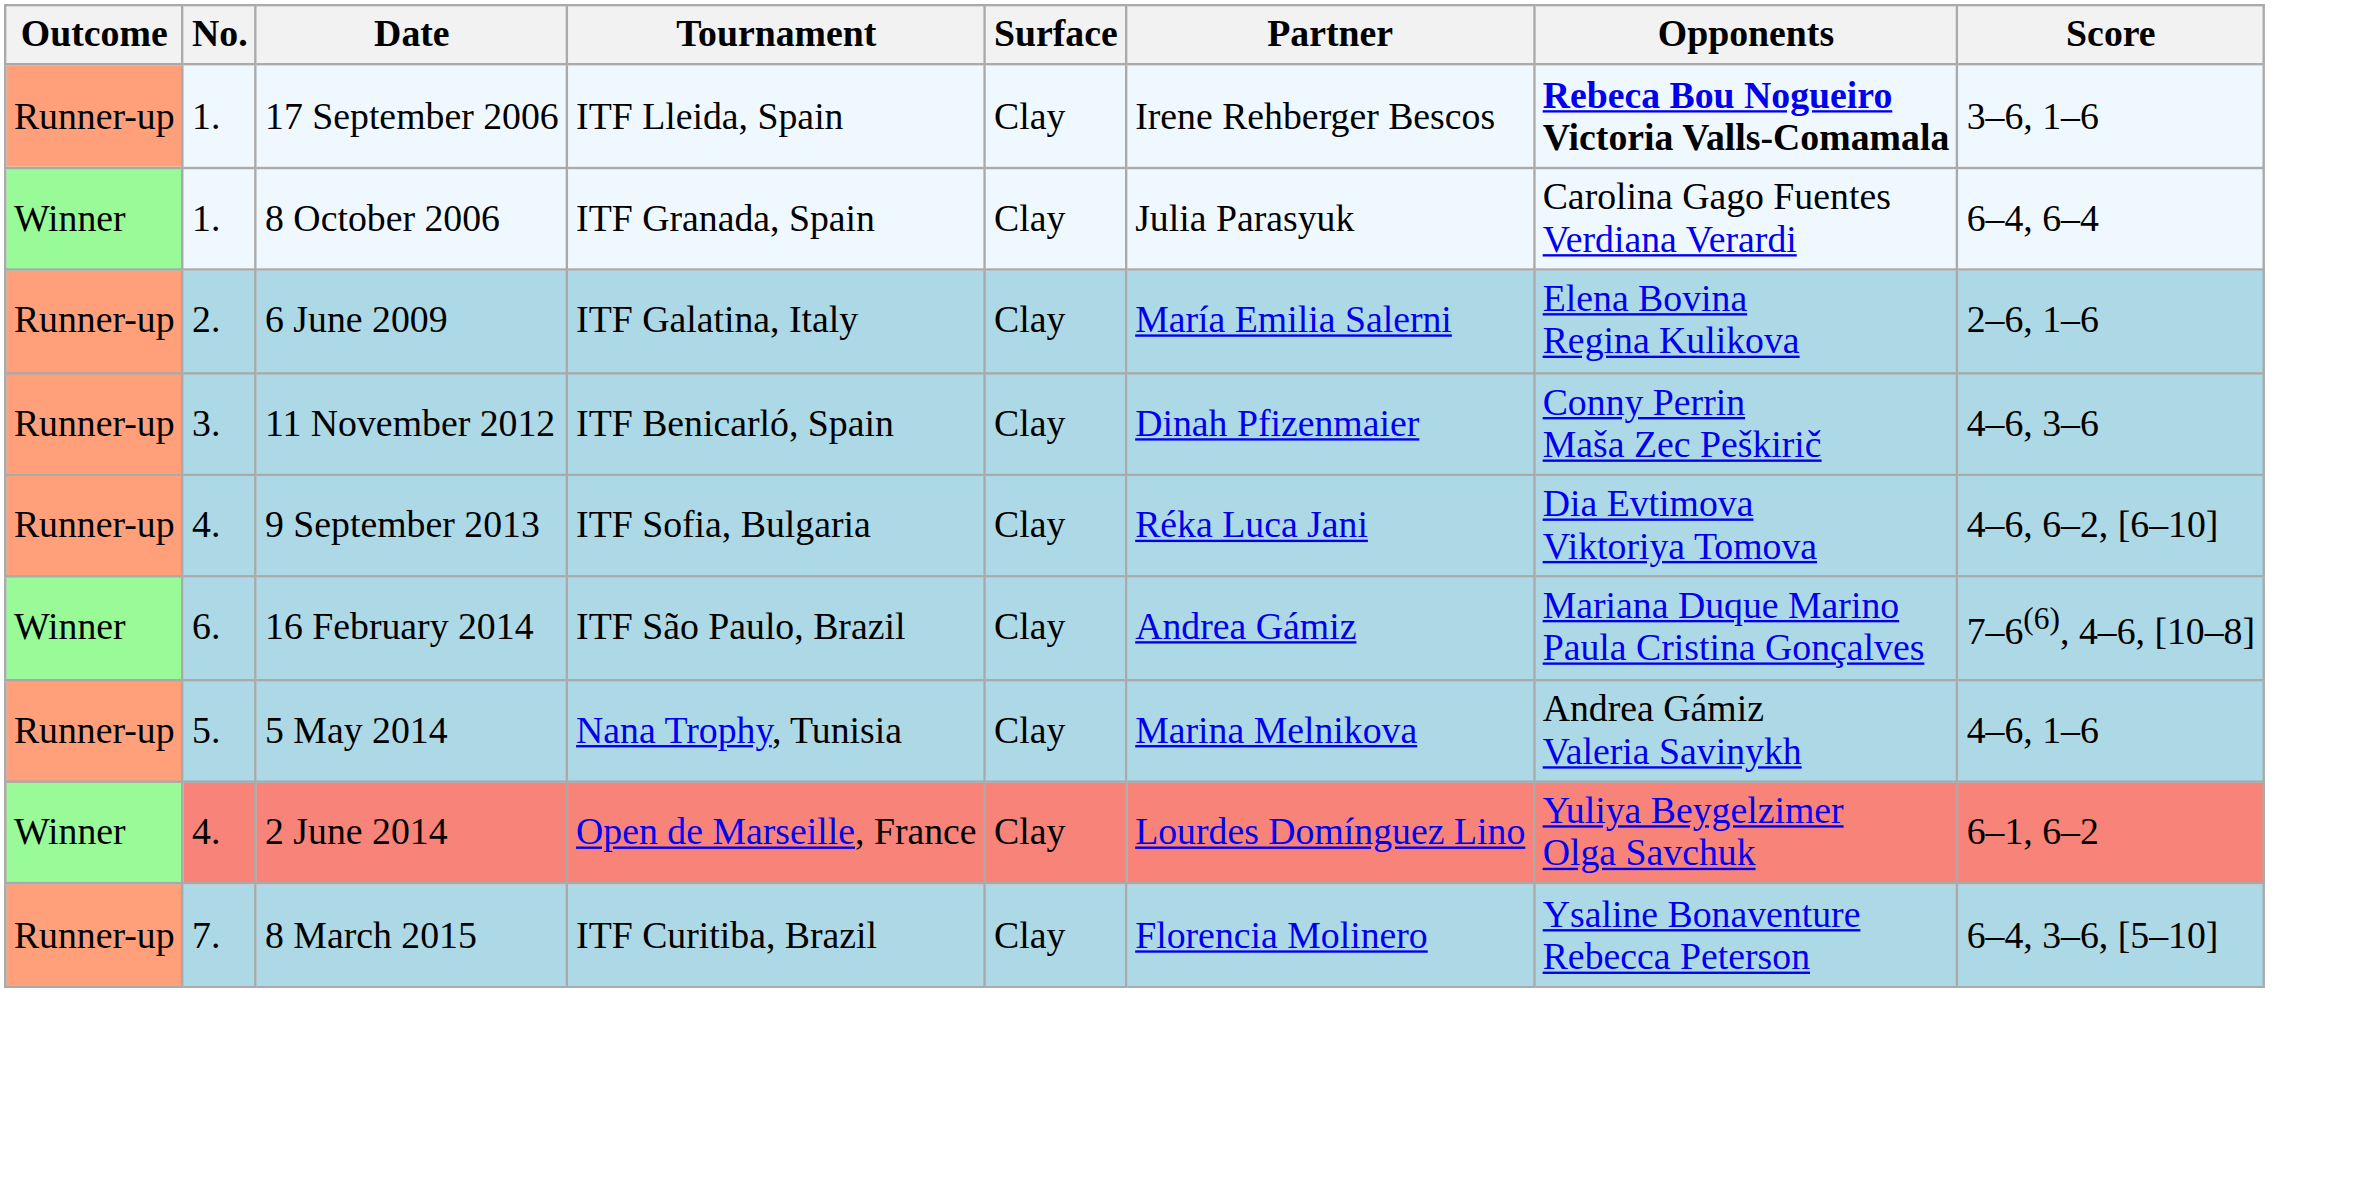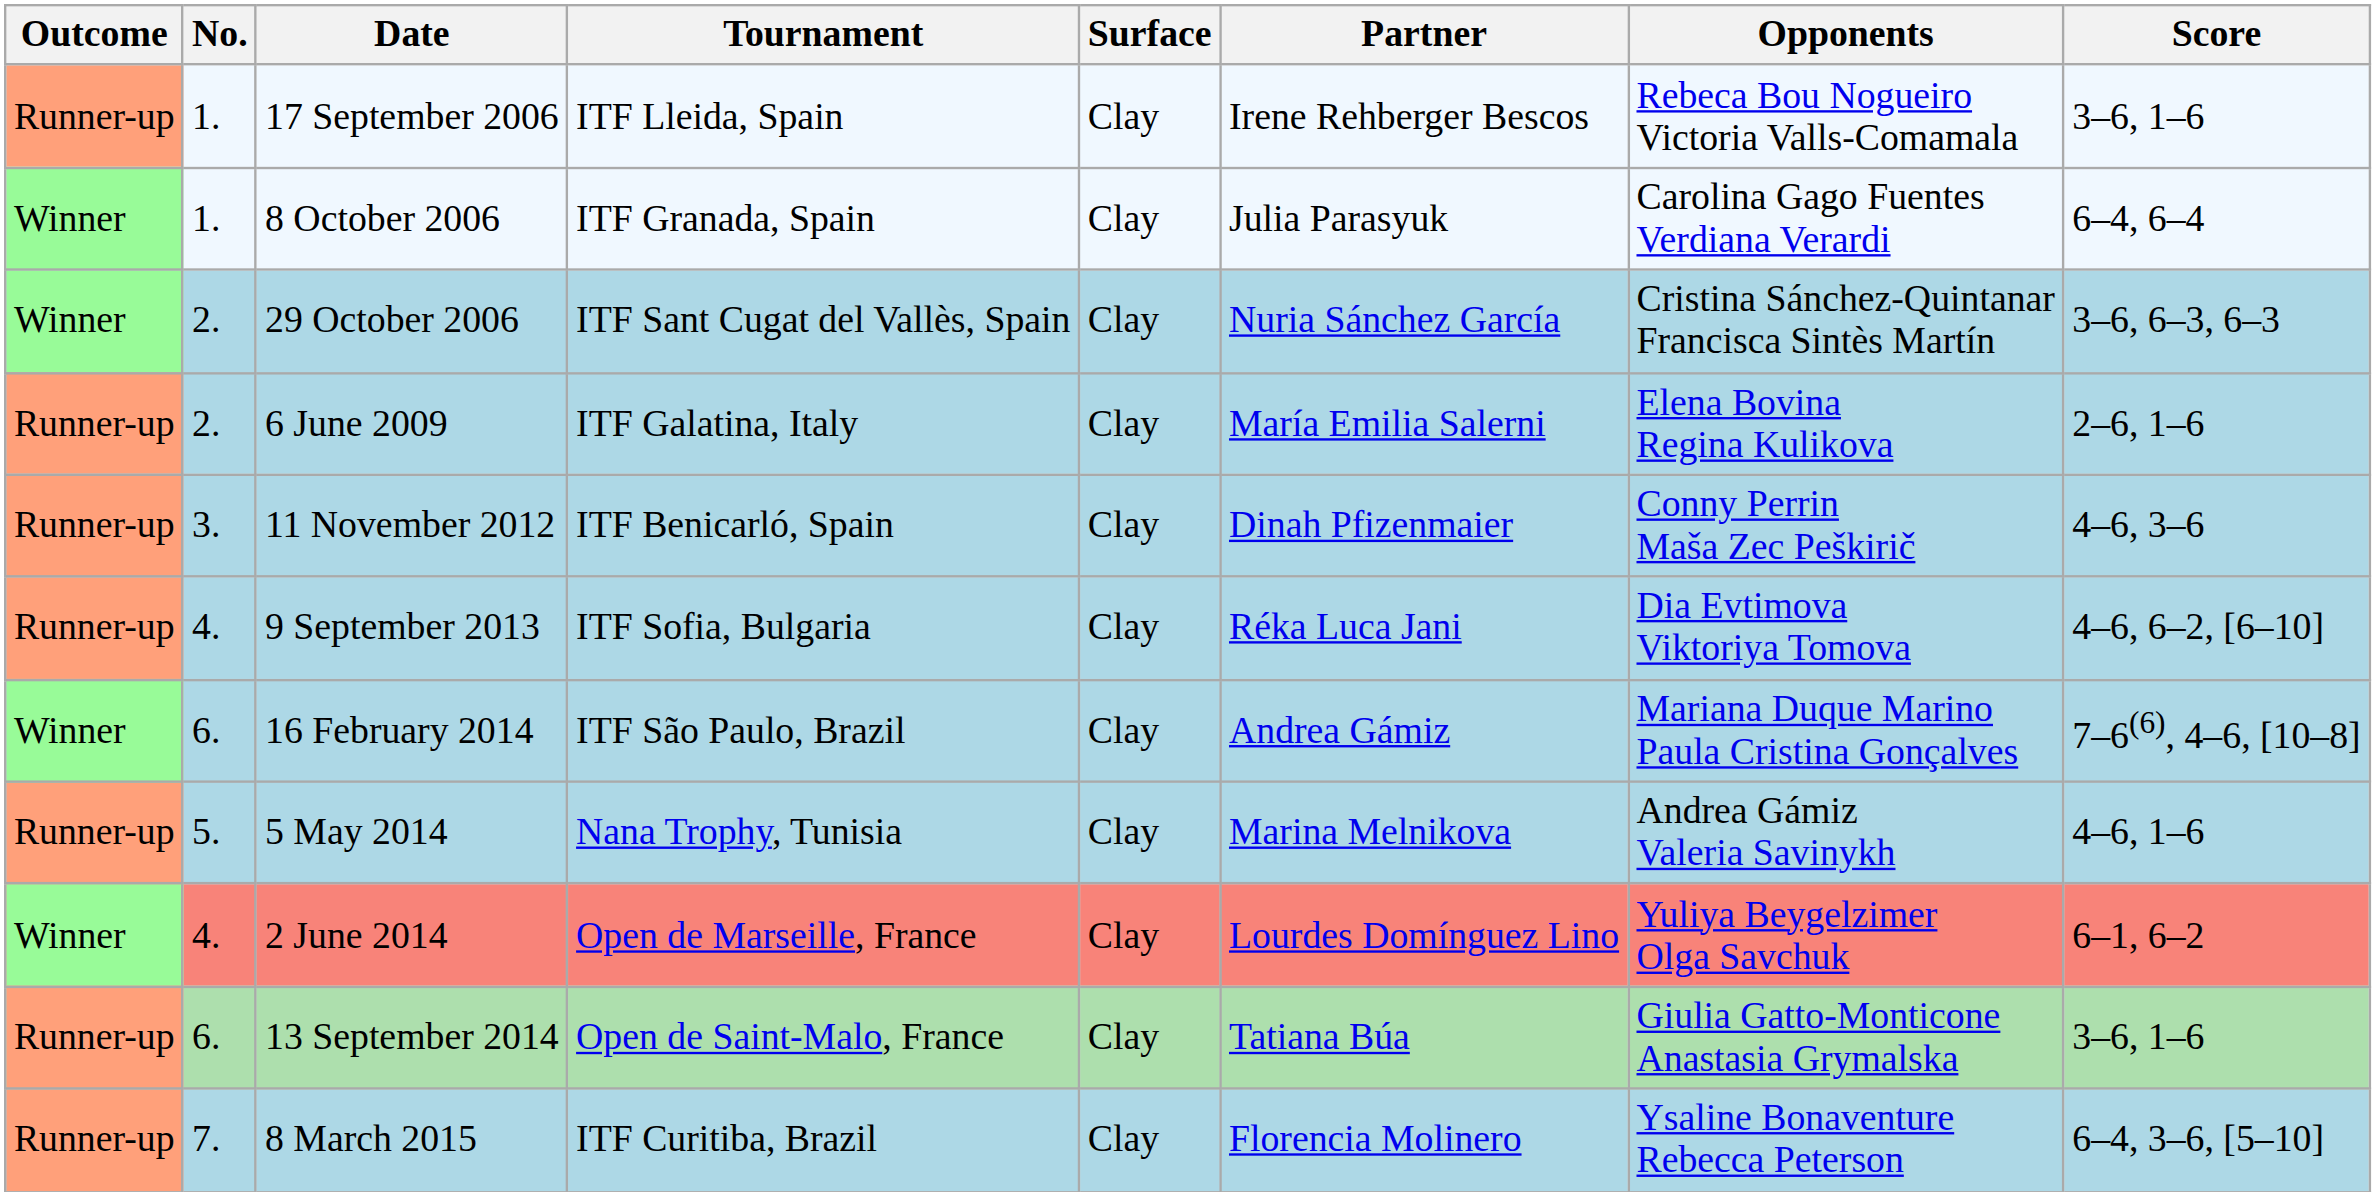(1746, 115) bold -> (1827, 115) normal
+ row: (392, 320)
+ row: (412, 1036)
